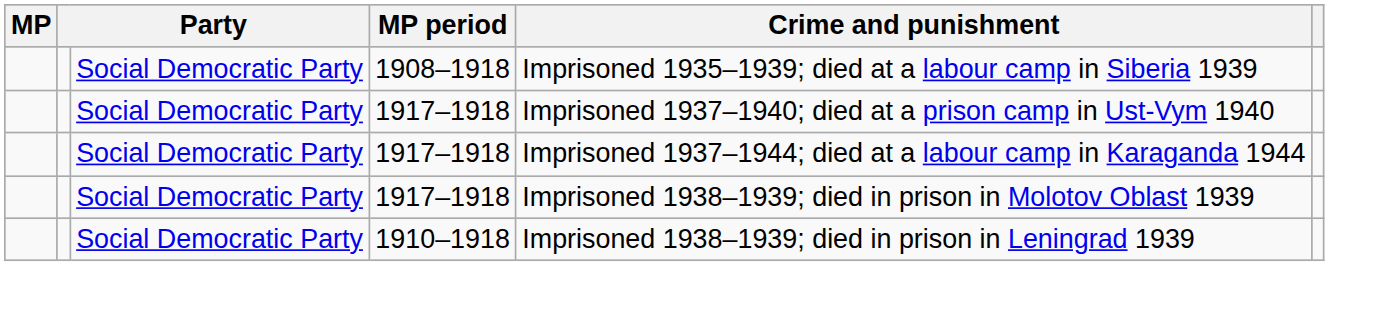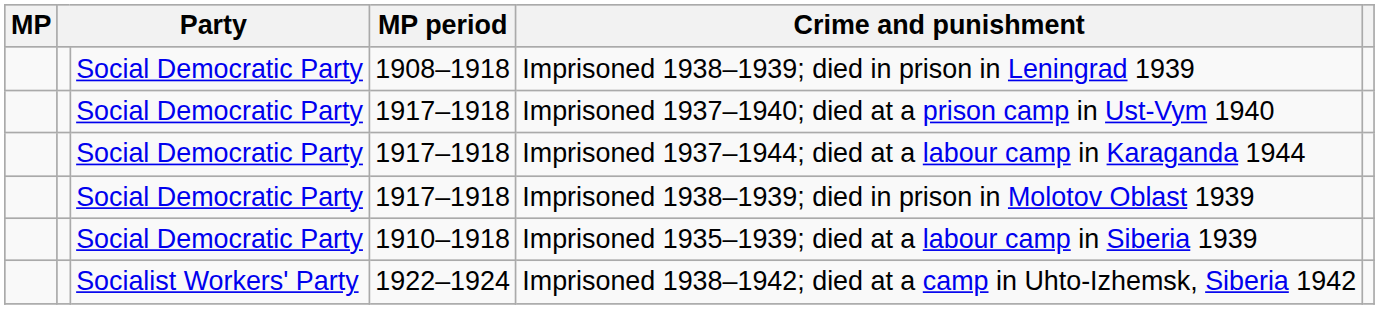(890, 68) Imprisoned 1935–1939; died at a labour camp in Siberia 1939 -> (859, 68) Imprisoned 1938–1939; died in prison in Leningrad 1939
(859, 238) Imprisoned 1938–1939; died in prison in Leningrad 1939 -> (890, 238) Imprisoned 1935–1939; died at a labour camp in Siberia 1939
+ row: (217, 281)
